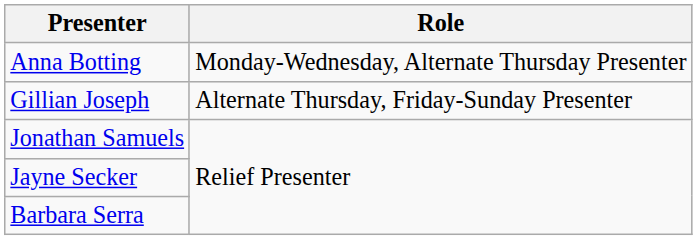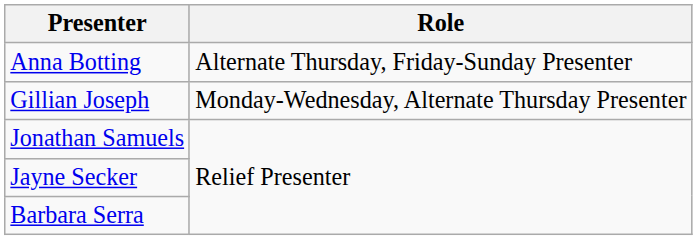(441, 61) Monday-Wednesday, Alternate Thursday Presenter -> (414, 61) Alternate Thursday, Friday-Sunday Presenter
(414, 100) Alternate Thursday, Friday-Sunday Presenter -> (441, 100) Monday-Wednesday, Alternate Thursday Presenter
